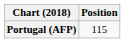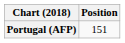(99, 29) 115 -> (99, 29) 151
